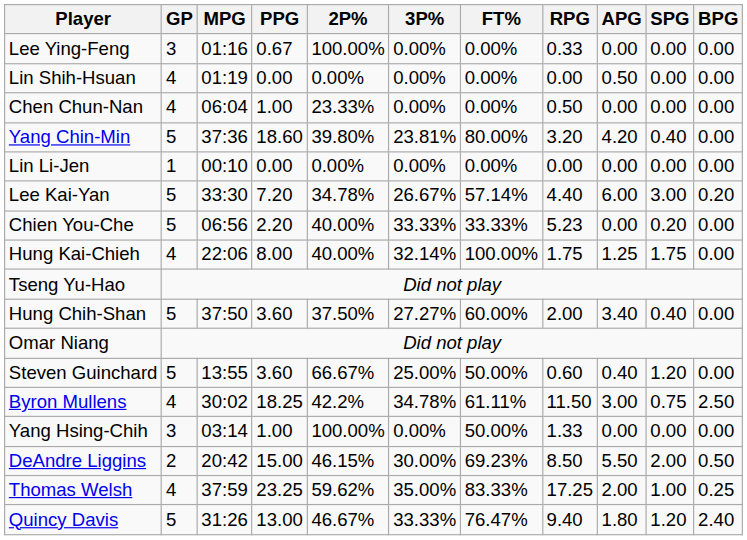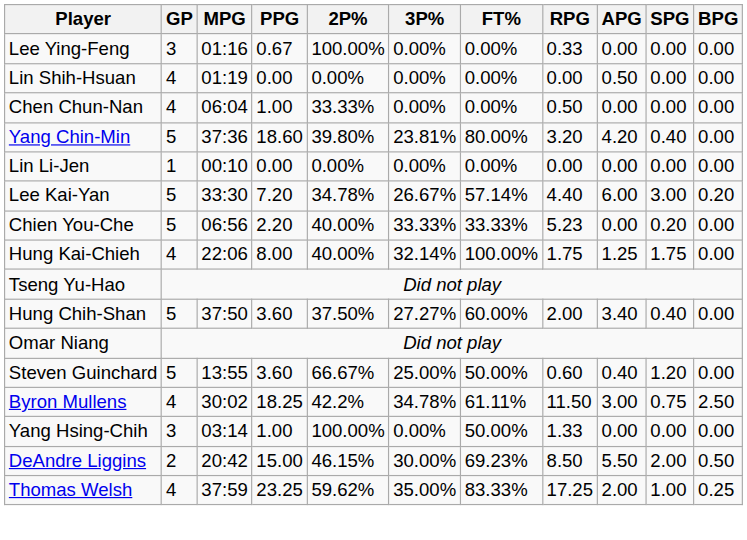(343, 107) 23.33% -> (343, 107) 33.33%
- row: (64, 519)
